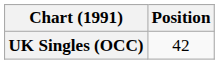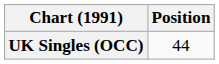(181, 45) 42 -> (181, 45) 44
